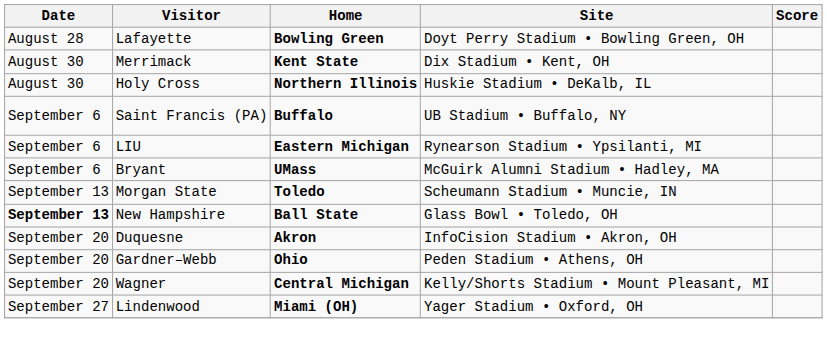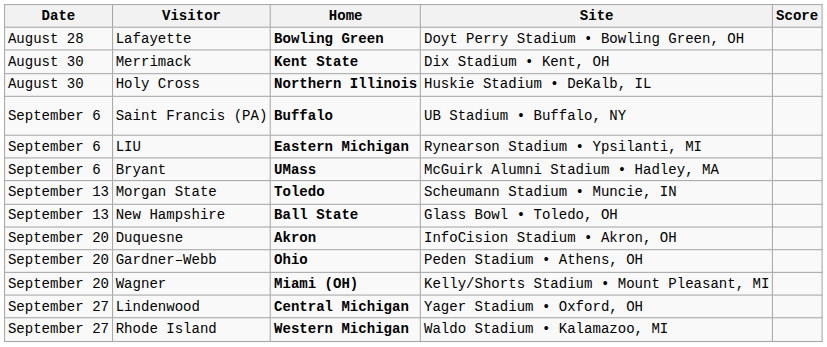(58, 215) bold -> (58, 215) normal
(341, 284) Central Michigan -> (316, 284) Miami (OH)
(316, 307) Miami (OH) -> (341, 307) Central Michigan
+ row: (166, 330)
